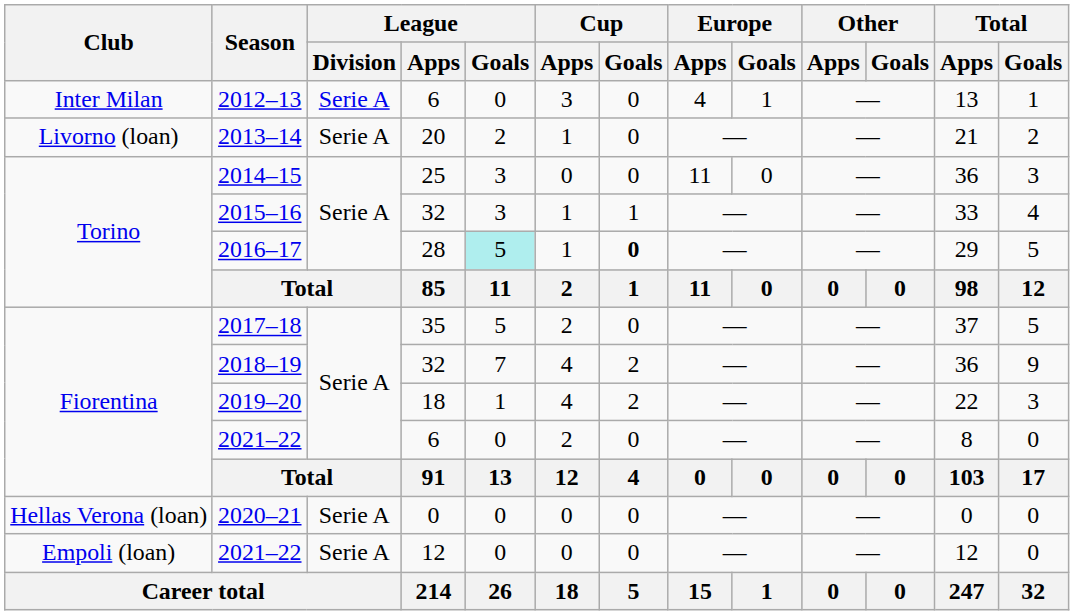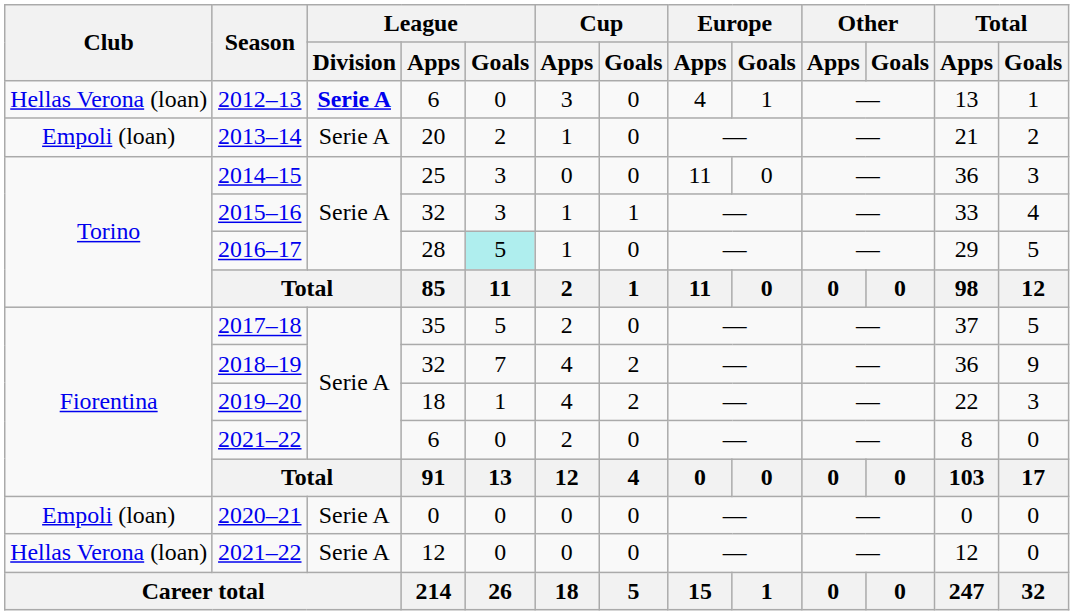(109, 99) Inter Milan -> (109, 99) Hellas Verona (loan)
(354, 99) normal -> (354, 99) bold
(109, 136) Livorno (loan) -> (109, 136) Empoli (loan)
(633, 250) bold -> (633, 250) normal
(109, 514) Hellas Verona (loan) -> (109, 514) Empoli (loan)
(109, 552) Empoli (loan) -> (109, 552) Hellas Verona (loan)
